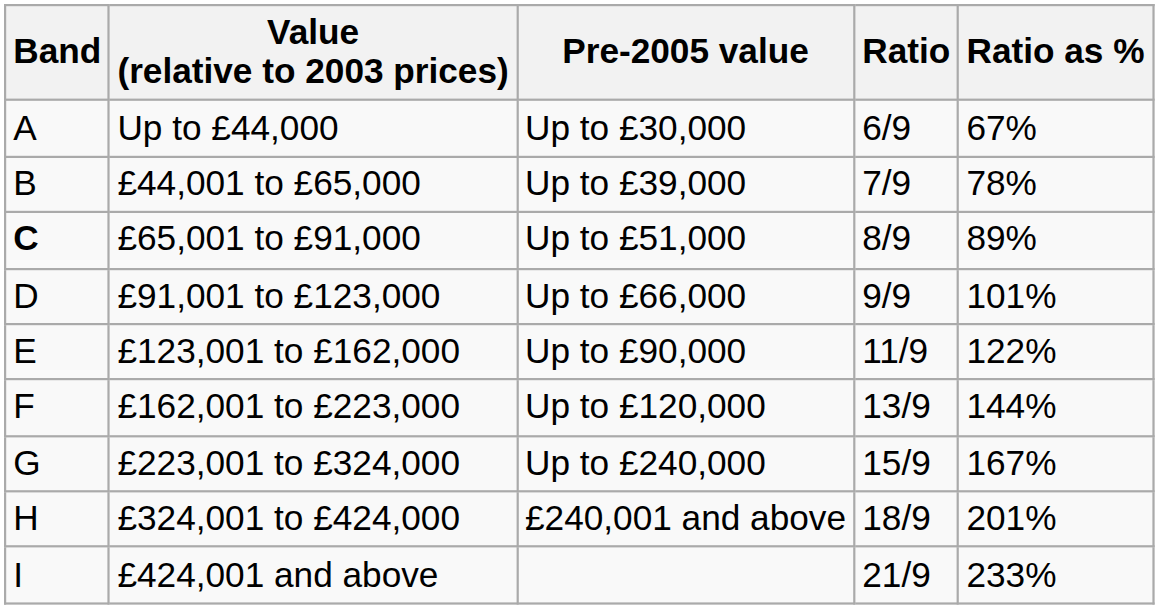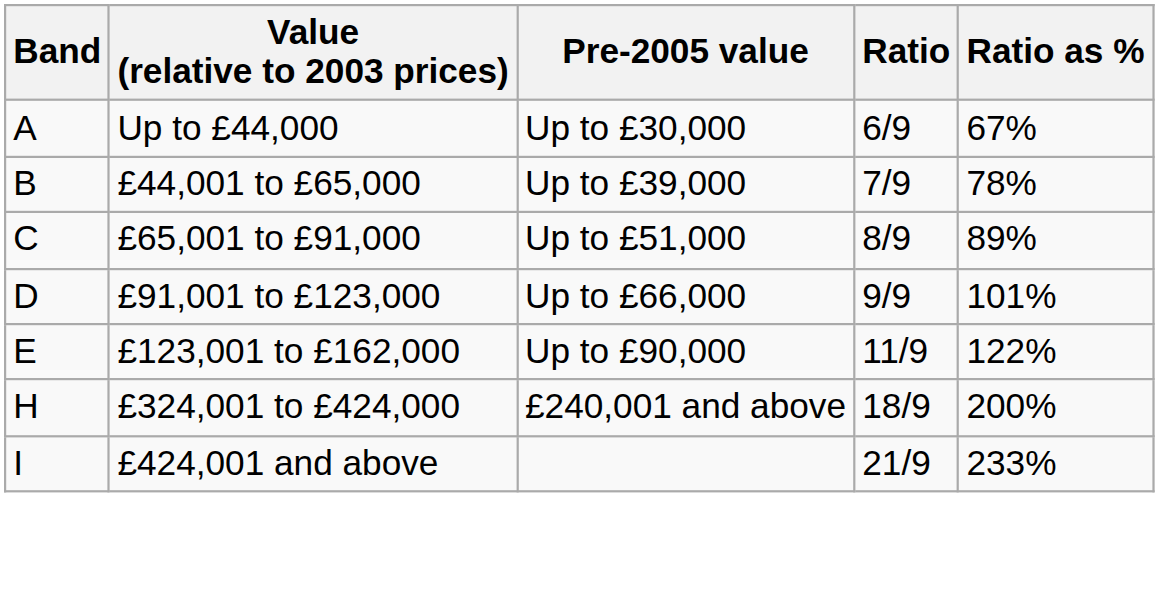(26, 239) bold -> (26, 239) normal
- row: (289, 406)
- row: (289, 462)
(1011, 518) 201% -> (1011, 406) 200%
